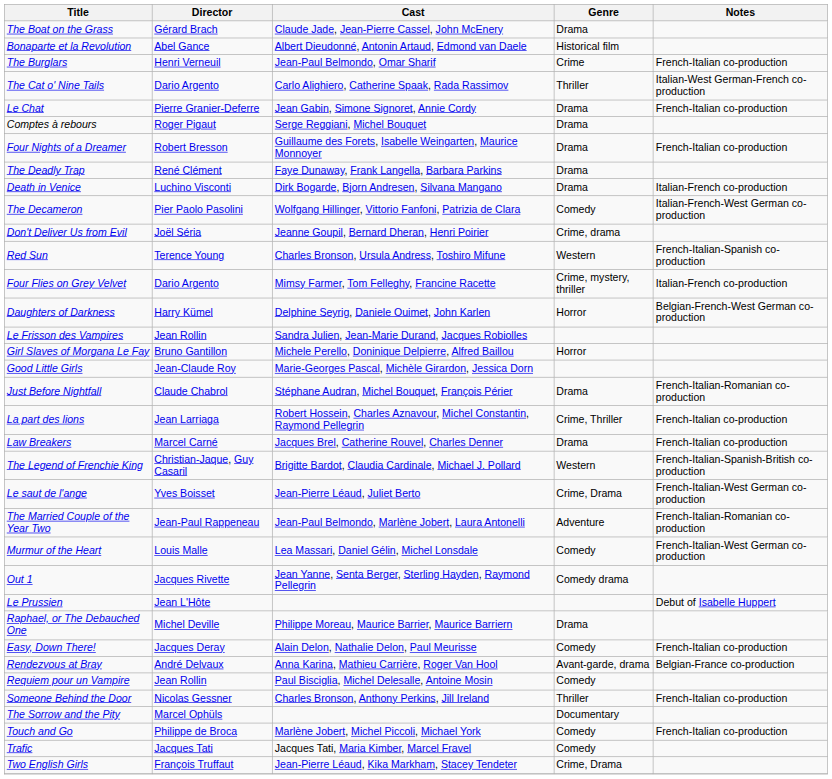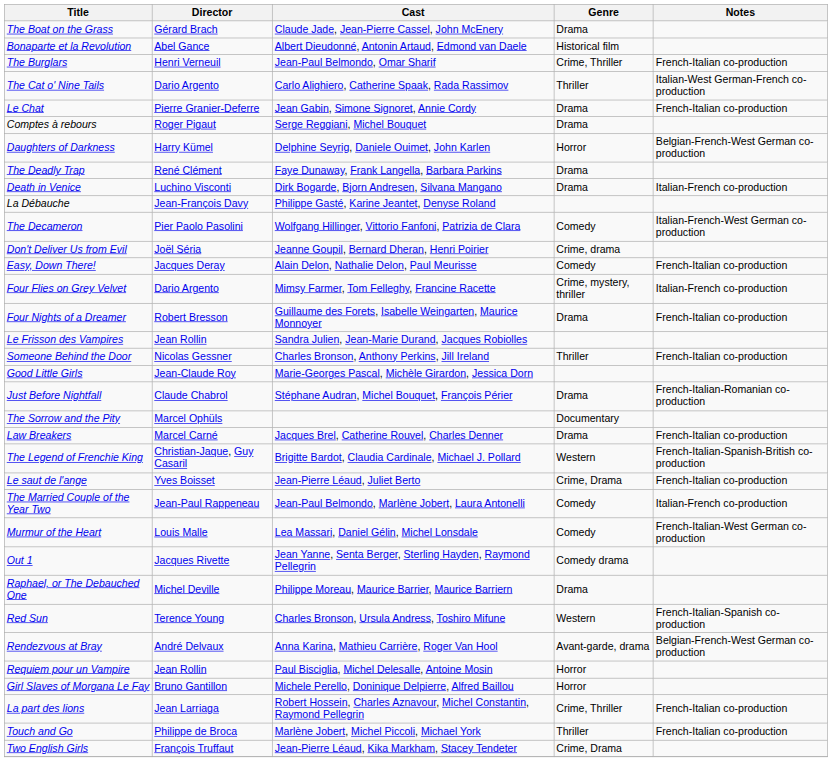(570, 63) Crime -> (589, 63) Crime, Thriller
rows swapped: (61, 312) <-> (66, 147)
+ row: (38, 204)
rows swapped: (51, 648) <-> (27, 255)
rows swapped: (78, 352) <-> (69, 698)
rows swapped: (46, 420) <-> (63, 715)
(731, 494) French-Italian-West German co-production -> (722, 481) French-Italian co-production
(580, 522) Adventure -> (576, 503) Comedy
(723, 522) French-Italian-Romanian co-production -> (722, 503) Italian-French co-production
- row: (35, 602)
(725, 664) Belgian-France co-production -> (735, 647) Belgian-French-West German co-production
(576, 681) Comedy -> (571, 669) Horror
(576, 731) Comedy -> (572, 731) Thriller
- row: (20, 748)
